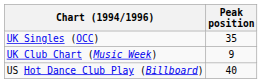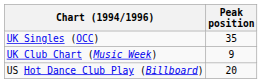(231, 70) 40 -> (231, 70) 20
